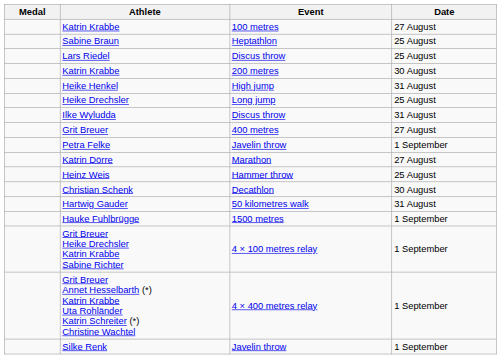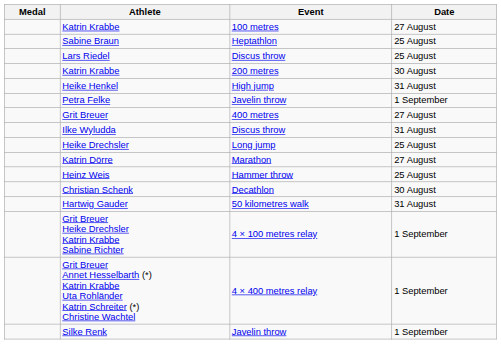rows swapped: (96, 101) <-> (86, 145)
rows swapped: (85, 130) <-> (89, 116)
- row: (101, 219)
